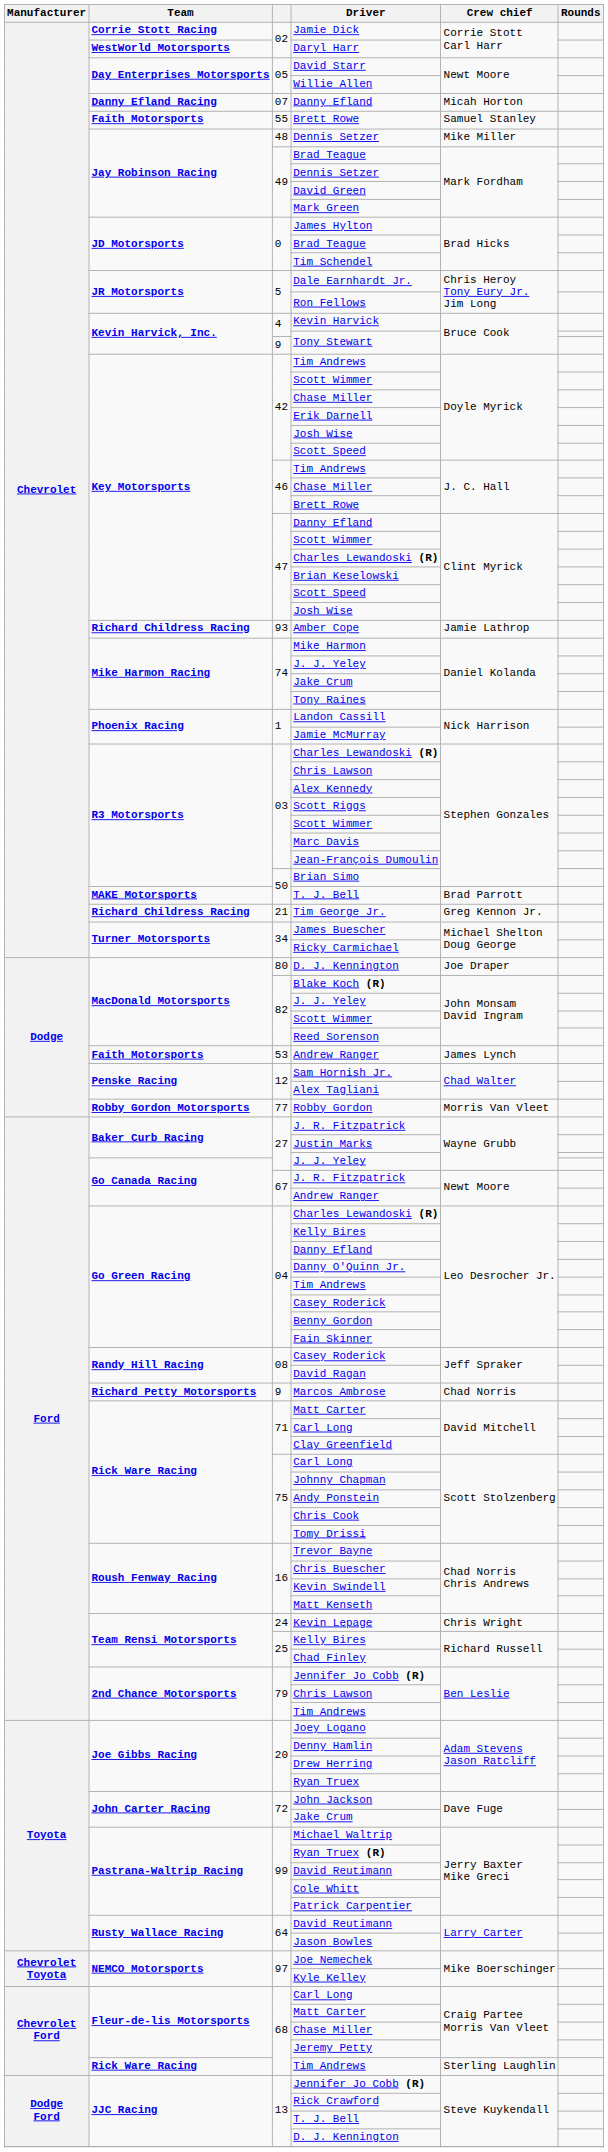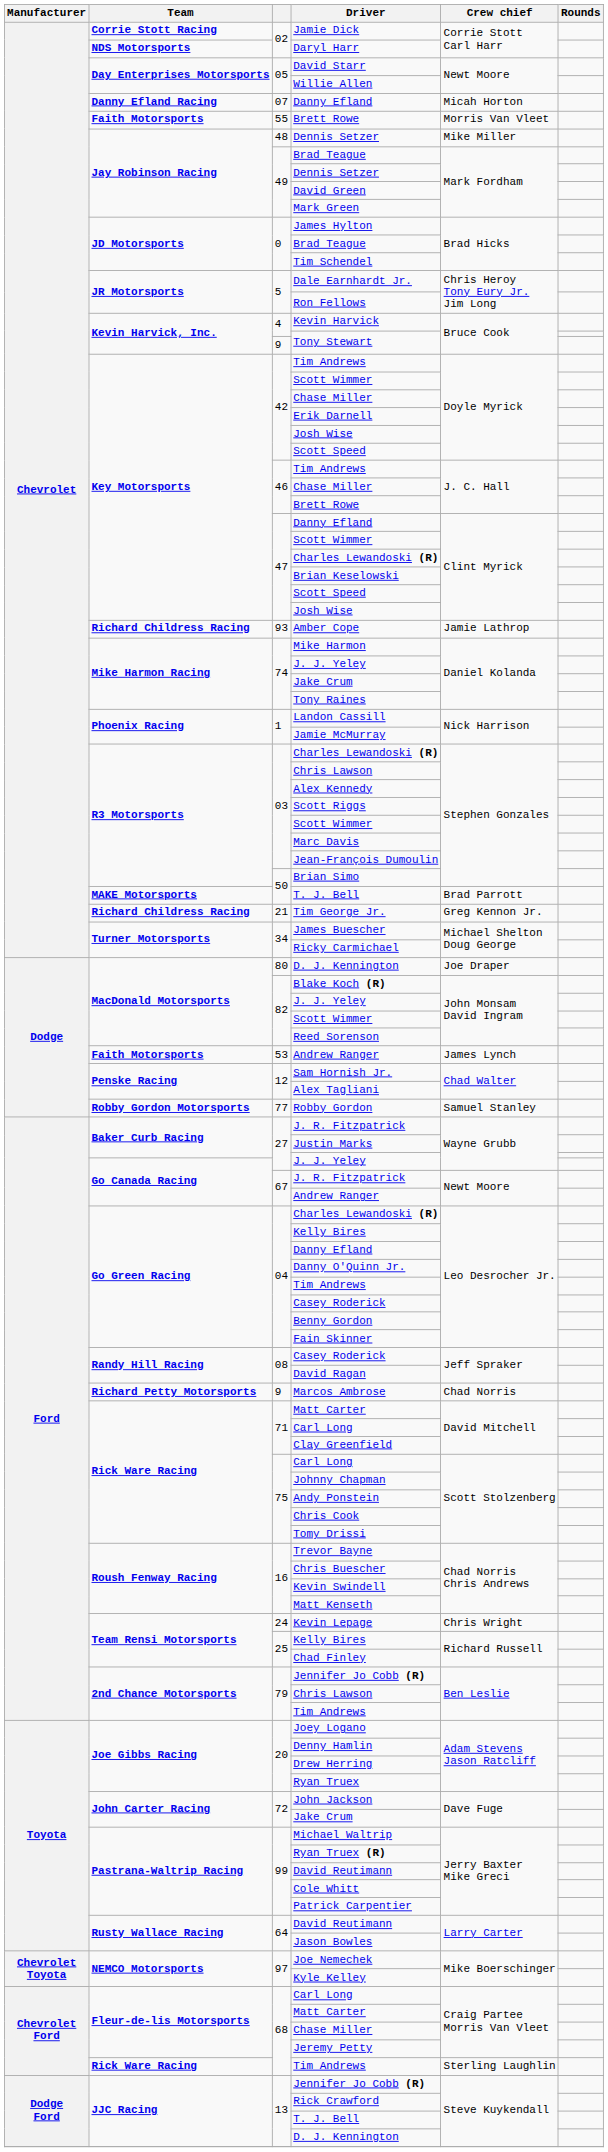(161, 49) WestWorld Motorsports -> (141, 49) NDS Motorsports
(490, 120) Samuel Stanley -> (496, 120) Morris Van Vleet
(496, 1109) Morris Van Vleet -> (490, 1109) Samuel Stanley
